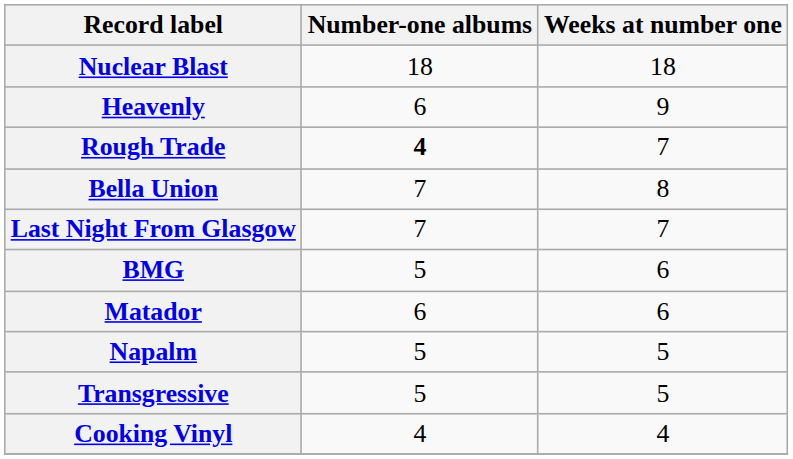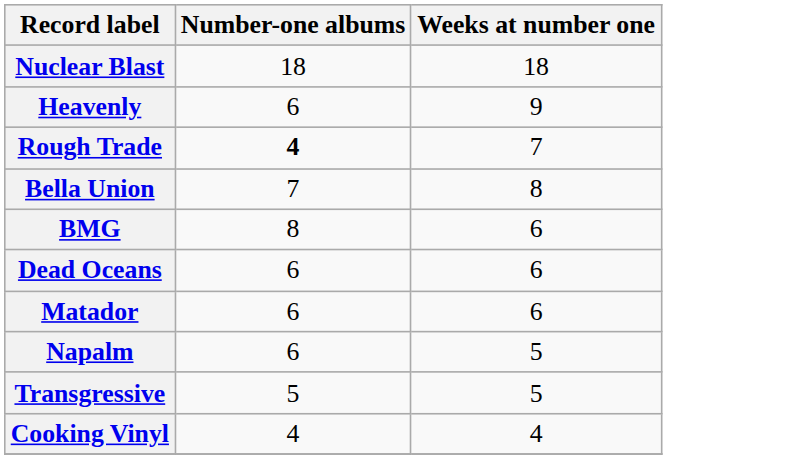- row: (153, 229)
(420, 270) 5 -> (293, 229) 8
+ row: (90, 270)
(420, 351) 5 -> (293, 351) 6
